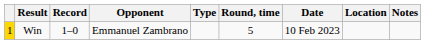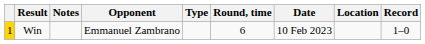columns swapped: (70, 13) <-> (405, 13)
(250, 30) 5 -> (242, 30) 6
